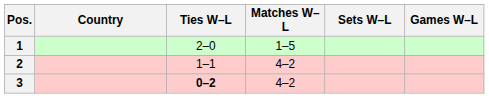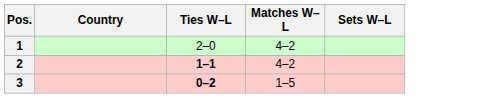- column: (444, 20)
(285, 45) 1–5 -> (285, 45) 4–2
(206, 64) normal -> (206, 64) bold
(285, 83) 4–2 -> (285, 83) 1–5
